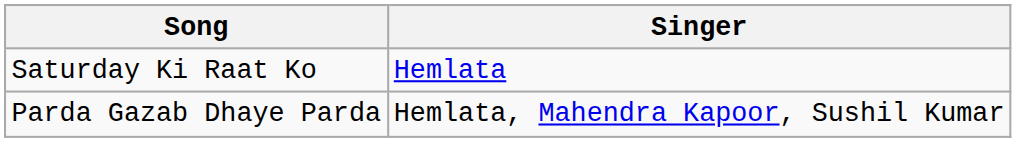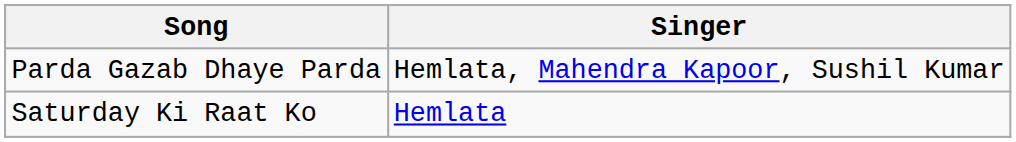rows swapped: (164, 70) <-> (196, 114)
